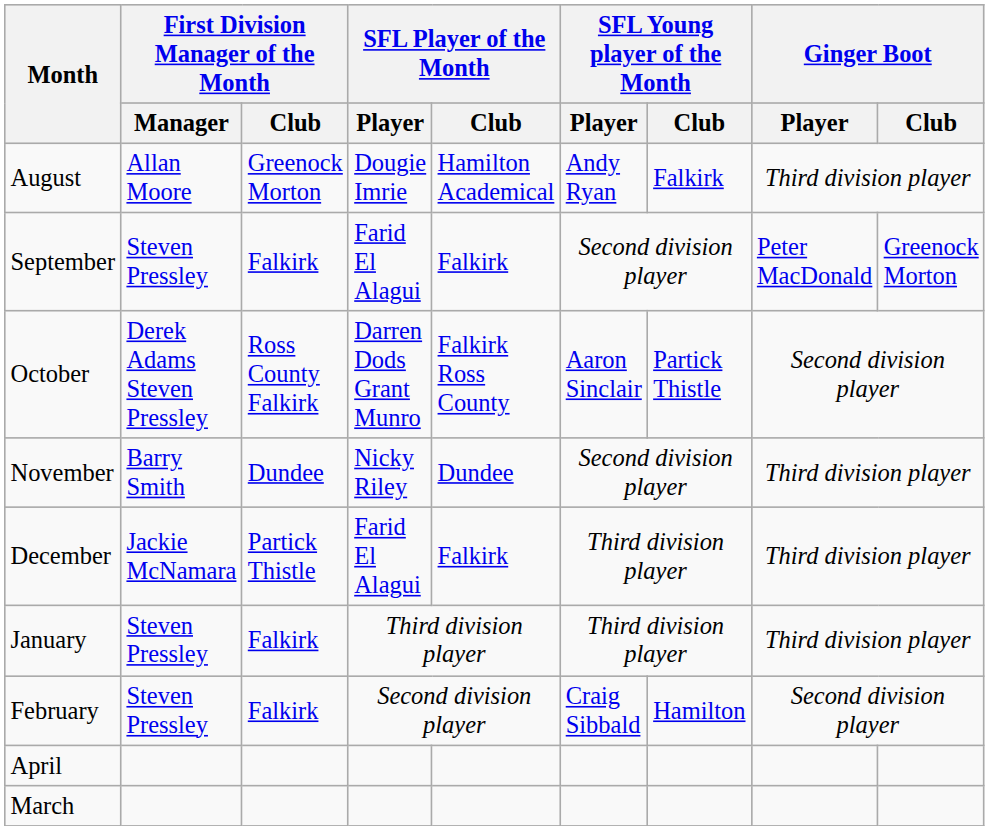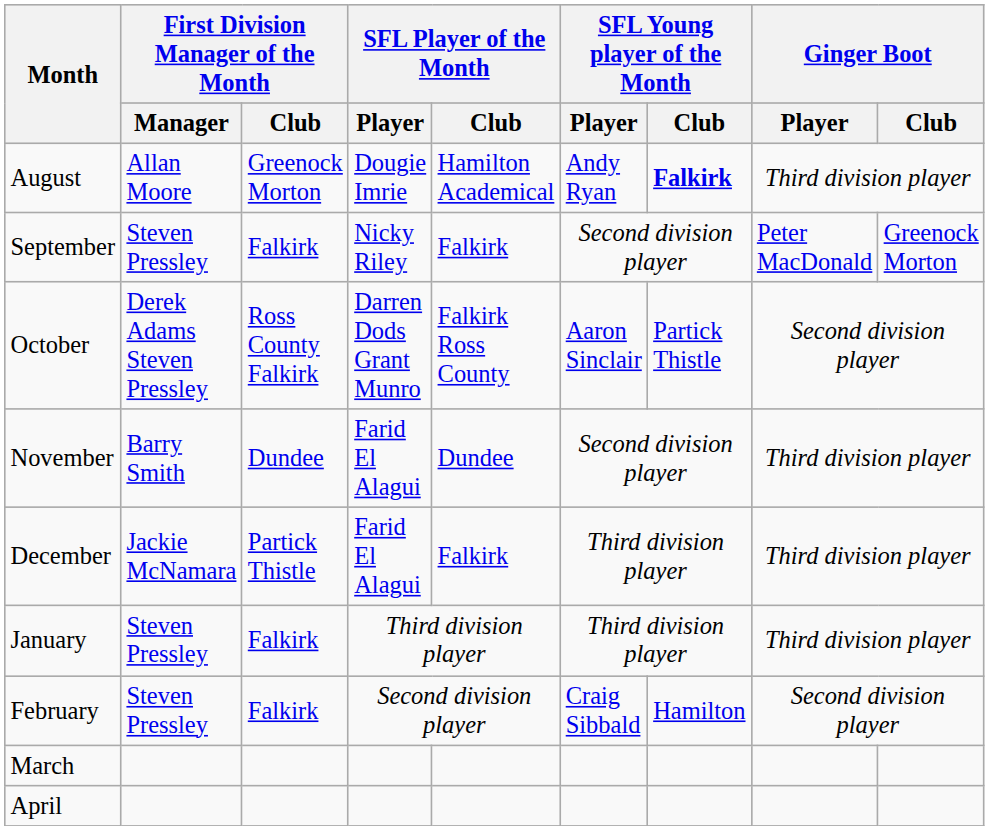(688, 178) normal -> (693, 178) bold
(387, 261) Farid El Alagui -> (384, 247) Nicky Riley
(384, 472) Nicky Riley -> (387, 458) Farid El Alagui
rows swapped: (42, 805) <-> (36, 764)
